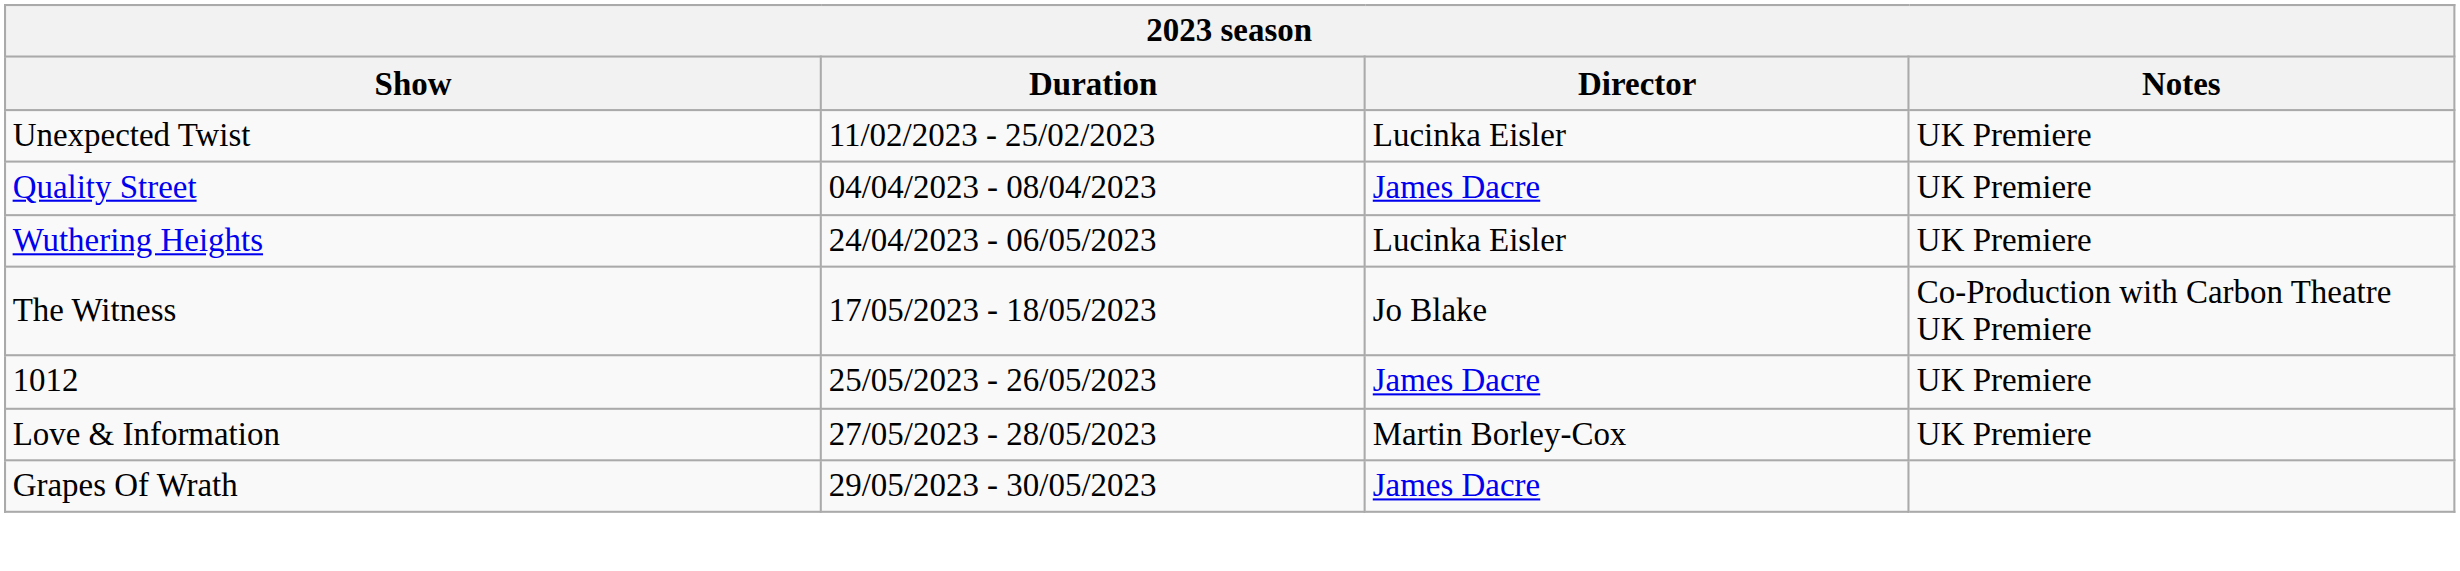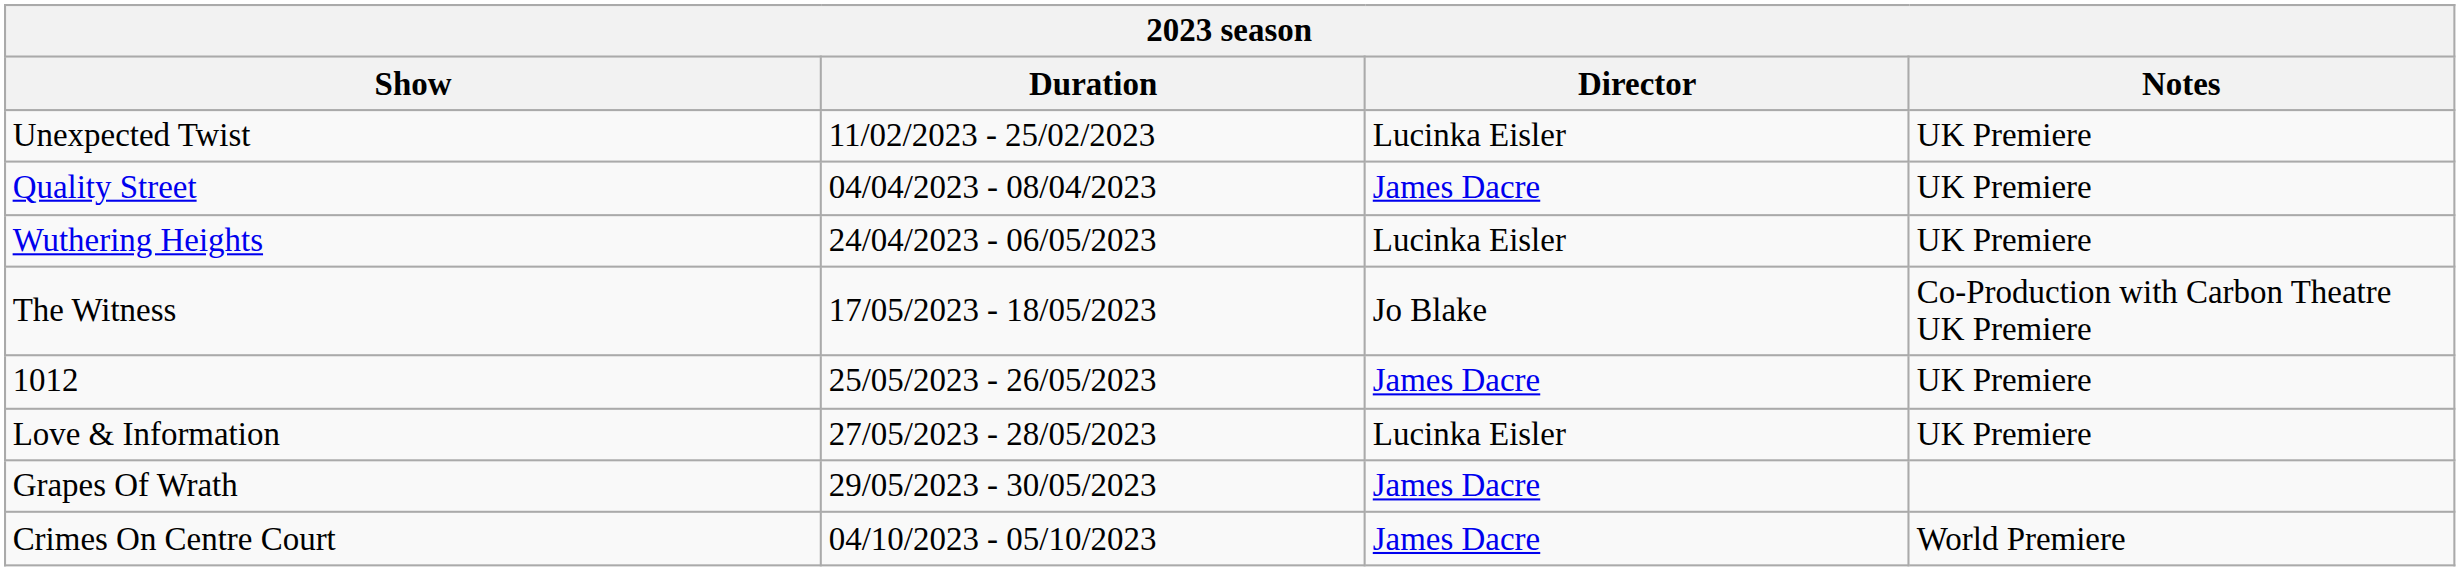(1500, 433) Martin Borley-Cox -> (1469, 433) Lucinka Eisler
+ row: (174, 538)
